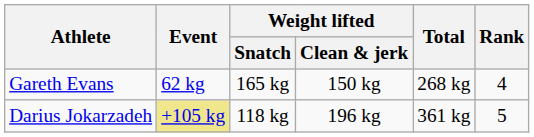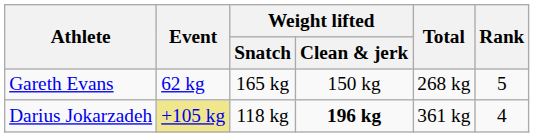(502, 84) 4 -> (502, 84) 5
(354, 116) normal -> (354, 116) bold
(502, 116) 5 -> (502, 116) 4
